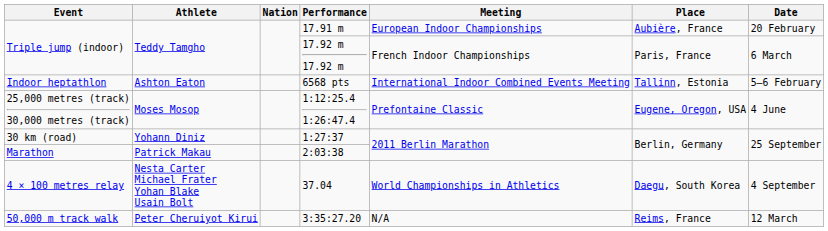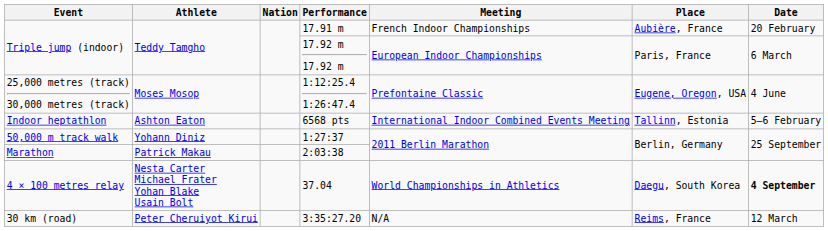(457, 28) European Indoor Championships -> (451, 28) French Indoor Championships
(451, 55) French Indoor Championships -> (457, 55) European Indoor Championships
rows swapped: (326, 82) <-> (335, 110)
(42, 137) 30 km (road) -> (62, 137) 50,000 m track walk
(783, 185) normal -> (783, 185) bold
(62, 218) 50,000 m track walk -> (42, 218) 30 km (road)
